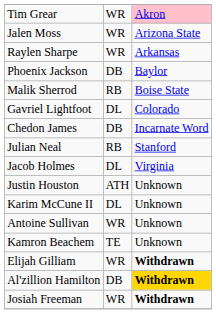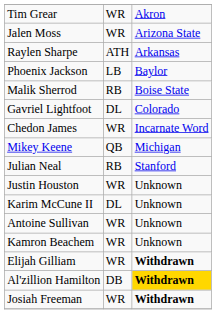(150, 14) pink background -> (150, 14) no background
(115, 52) WR -> (117, 52) ATH
(114, 71) DB -> (113, 71) LB
(114, 128) DB -> (115, 128) WR
+ row: (40, 147)
- row: (41, 166)
(117, 185) ATH -> (115, 185) WR
(113, 242) TE -> (115, 242) WR
